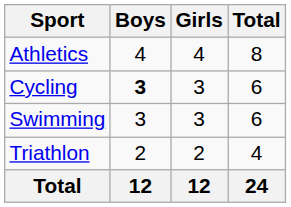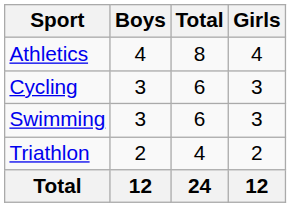columns swapped: (199, 20) <-> (256, 20)
(140, 86) bold -> (140, 86) normal
